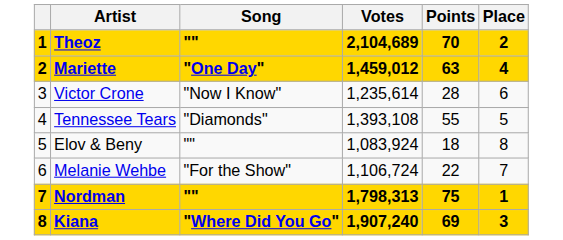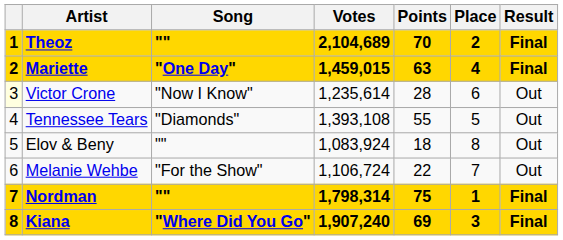+ column: (529, 17)
(383, 68) 1,459,012 -> (354, 68) 1,459,015
(42, 94) no background -> (14, 94) lightyellow background
(383, 196) 1,798,313 -> (354, 196) 1,798,314
